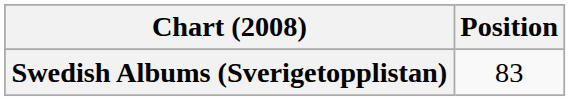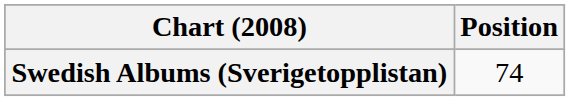(509, 71) 83 -> (509, 71) 74
